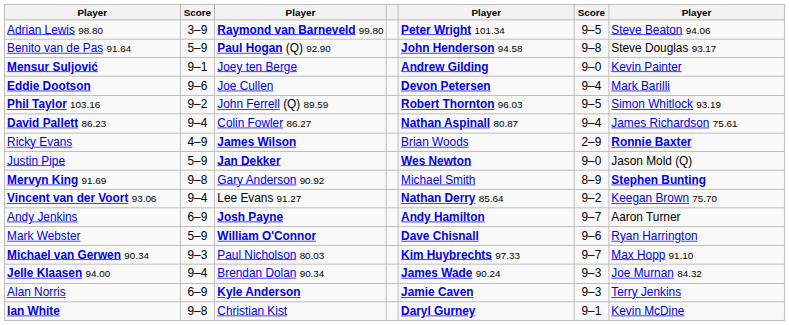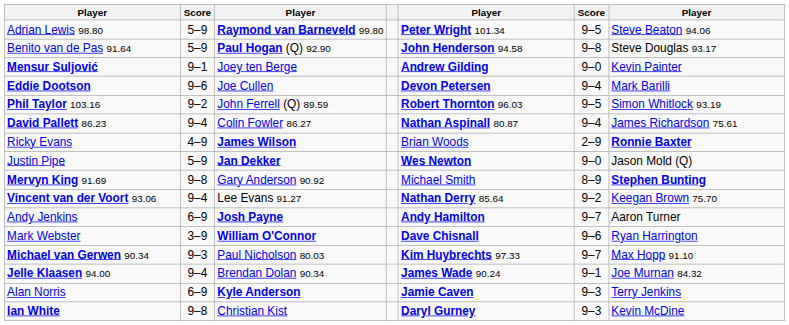(197, 29) 3–9 -> (197, 29) 5–9
(197, 236) 5–9 -> (197, 236) 3–9
(591, 273) 9–3 -> (591, 273) 9–1
(591, 311) 9–1 -> (591, 311) 9–3
